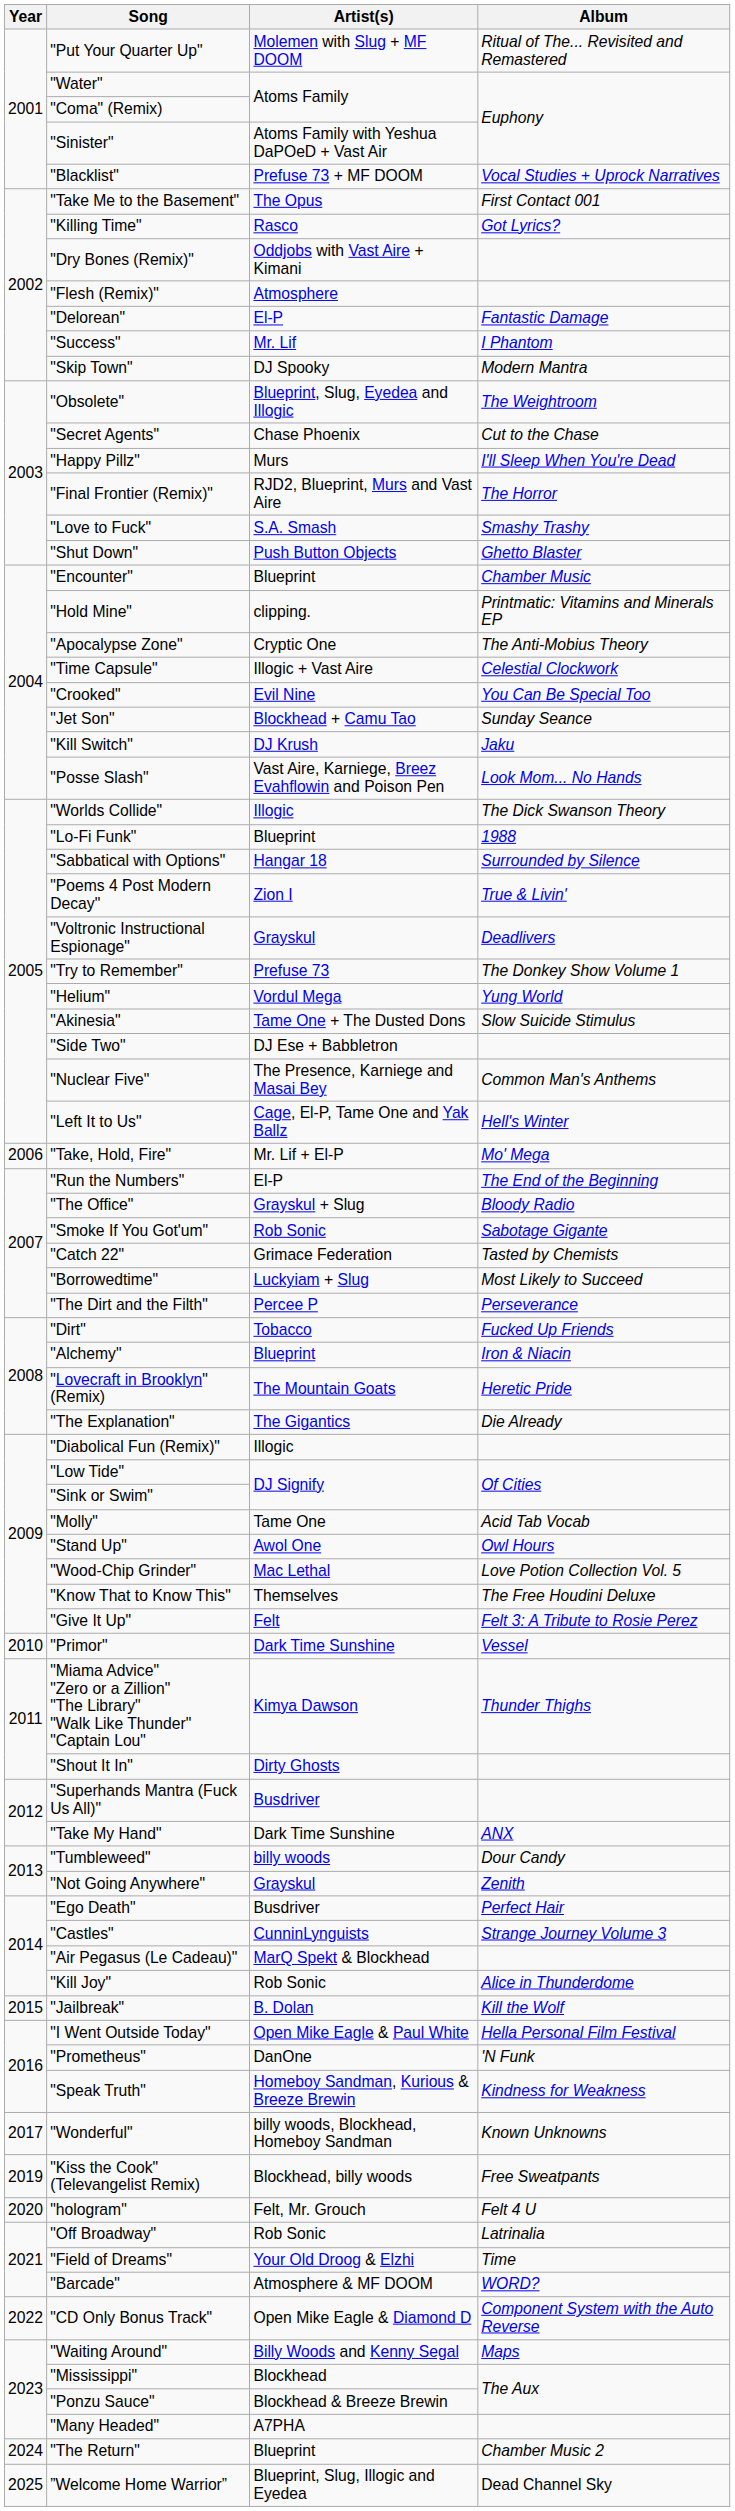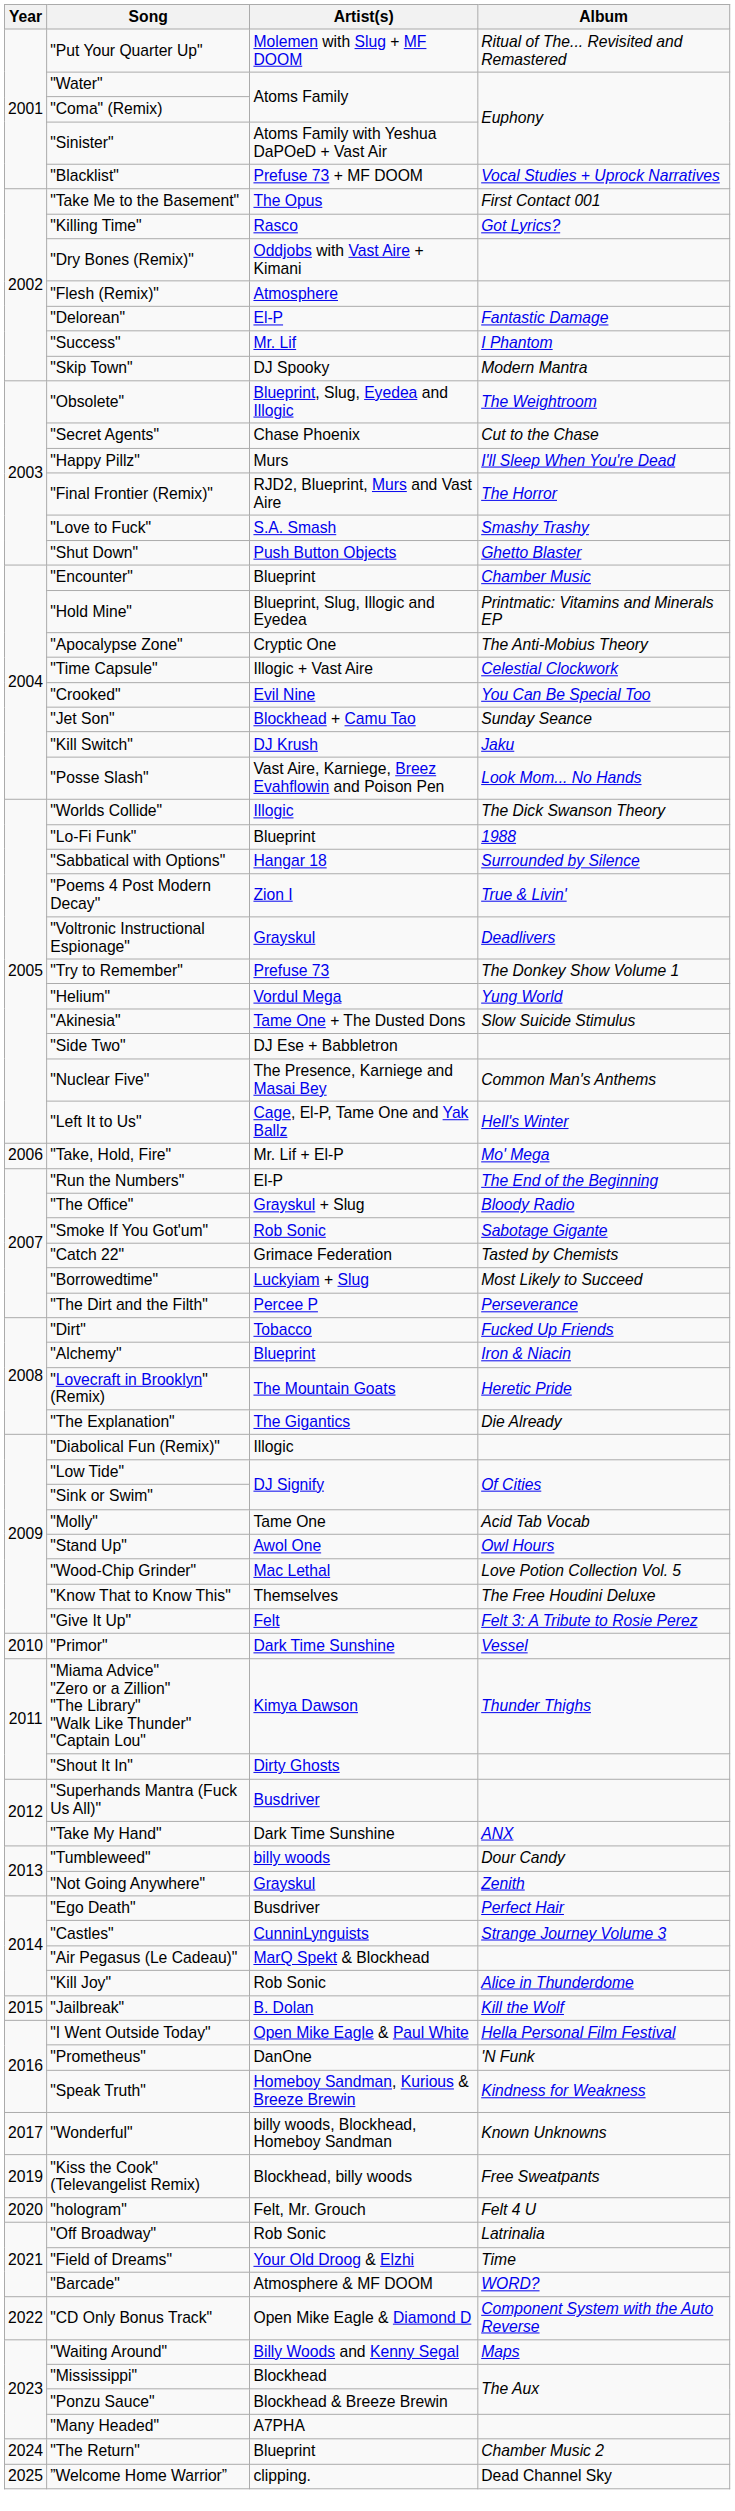(282, 611) clipping. -> (344, 611) Blueprint, Slug, Illogic and Eyedea
(344, 2485) Blueprint, Slug, Illogic and Eyedea -> (282, 2476) clipping.
